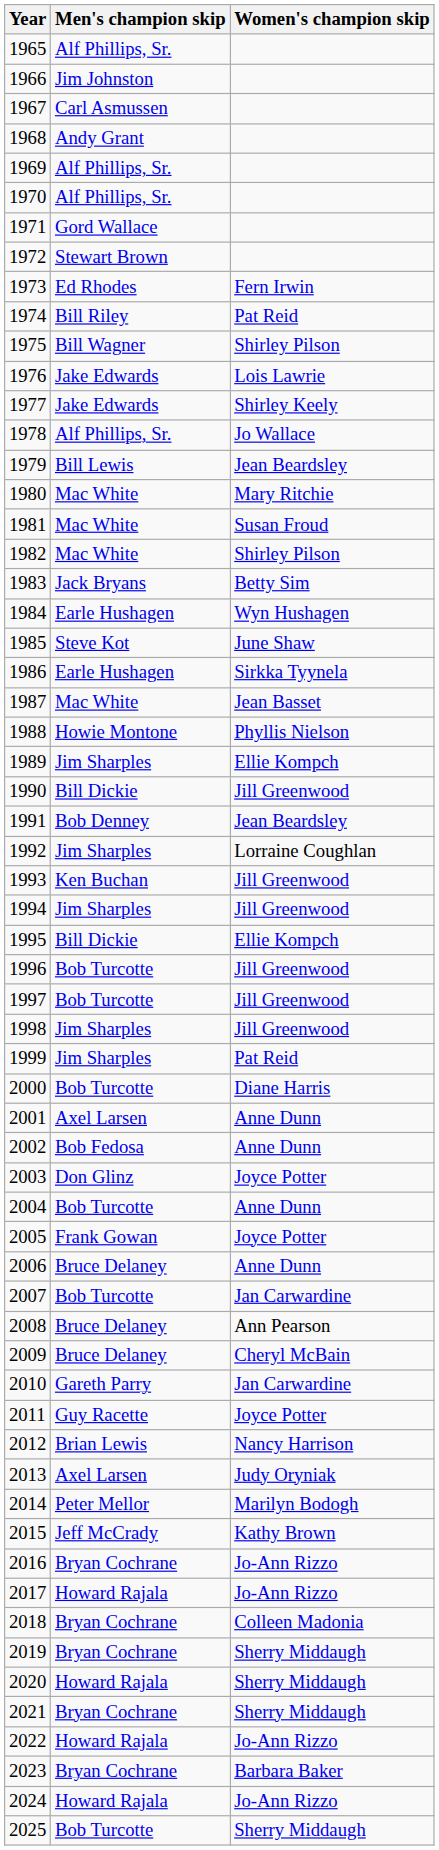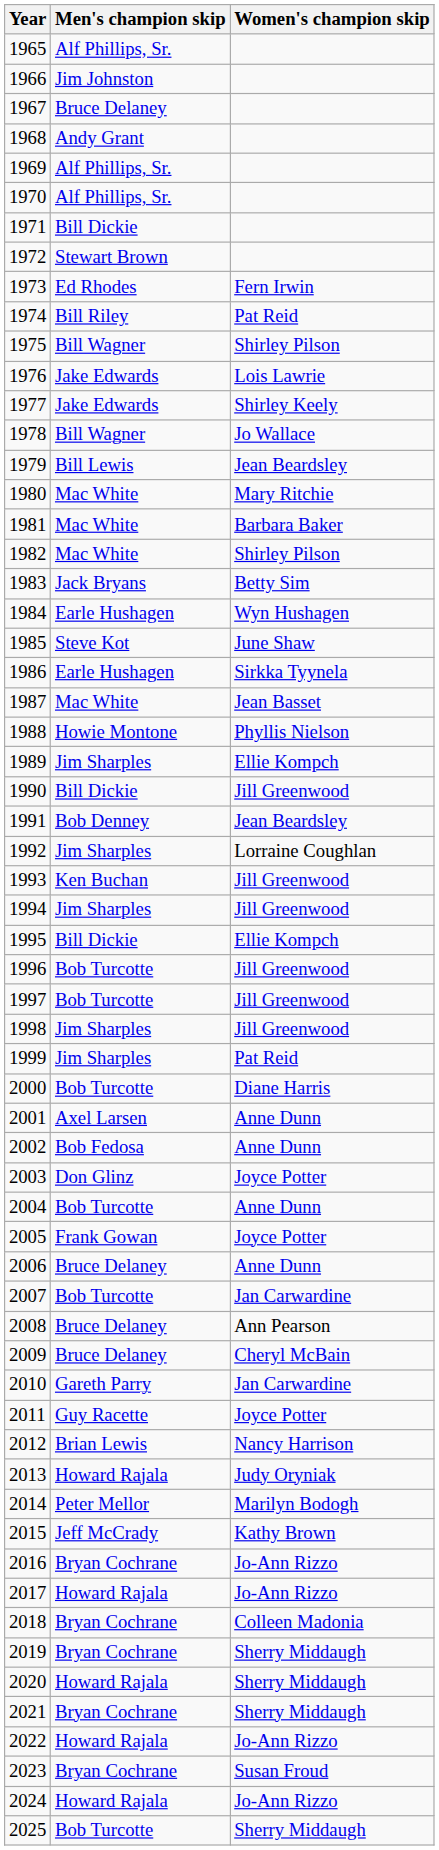(111, 108) Carl Asmussen -> (111, 108) Bruce Delaney
(106, 227) Gord Wallace -> (96, 227) Bill Dickie
(113, 434) Alf Phillips, Sr. -> (100, 434) Bill Wagner
(281, 524) Susan Froud -> (289, 524) Barbara Baker
(101, 1474) Axel Larsen -> (111, 1474) Howard Rajala
(289, 1770) Barbara Baker -> (281, 1770) Susan Froud
